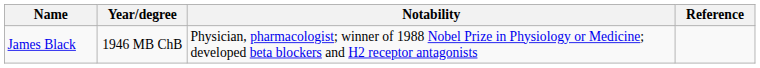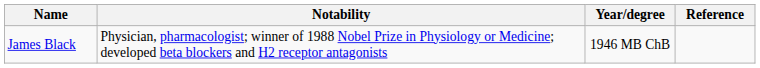columns swapped: (142, 15) <-> (431, 15)
